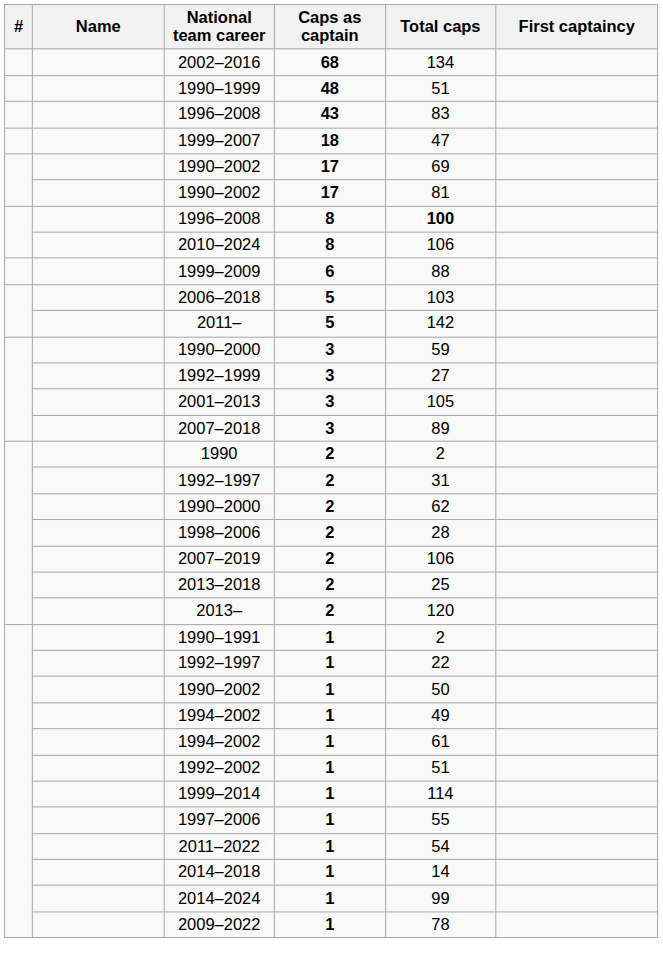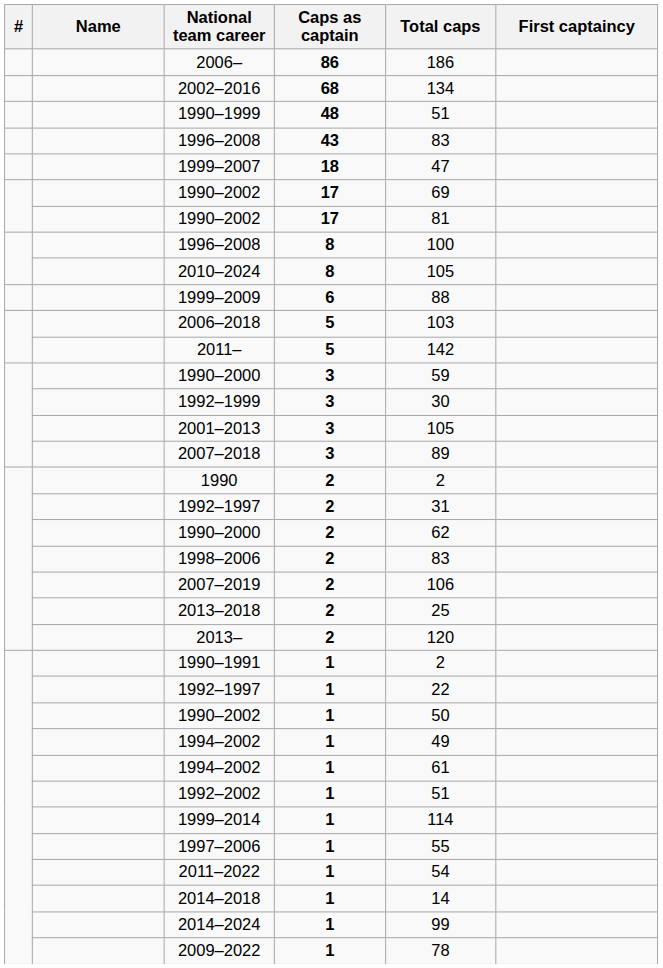+ row: (219, 62)
(440, 219) bold -> (440, 245) normal
(440, 245) 106 -> (440, 271) 105
(440, 375) 27 -> (440, 402) 30
(440, 532) 28 -> (440, 558) 83
